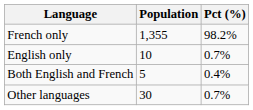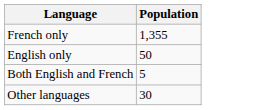- column: (225, 14)
(145, 54) 10 -> (145, 54) 50
